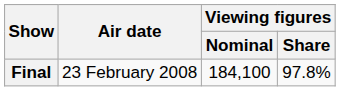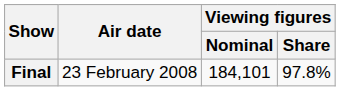(239, 72) 184,100 -> (239, 72) 184,101
